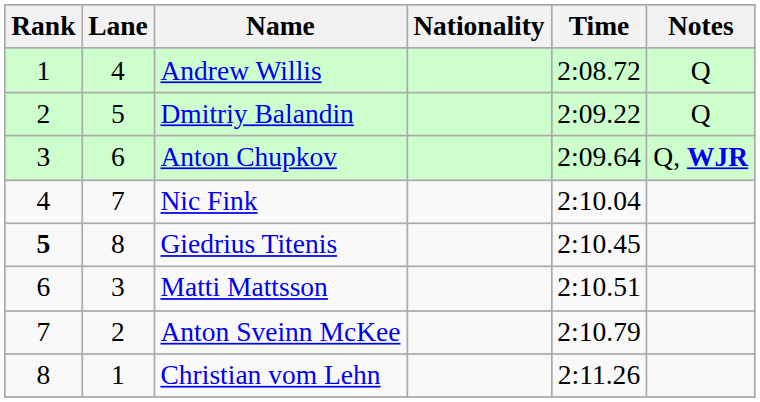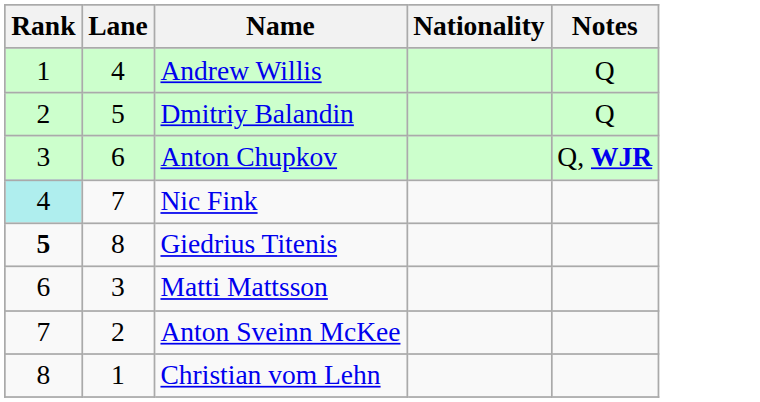- column: (599, 26)
(43, 200) no background -> (43, 200) paleturquoise background
